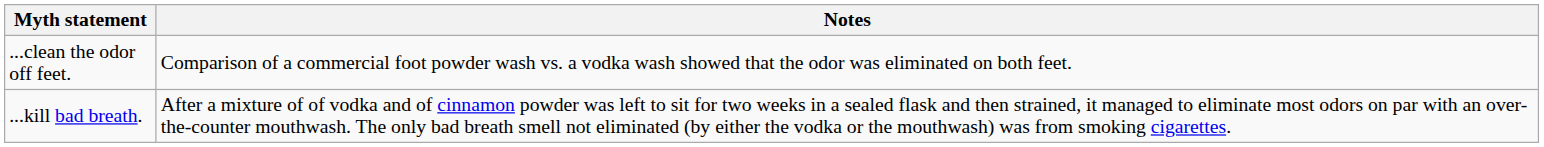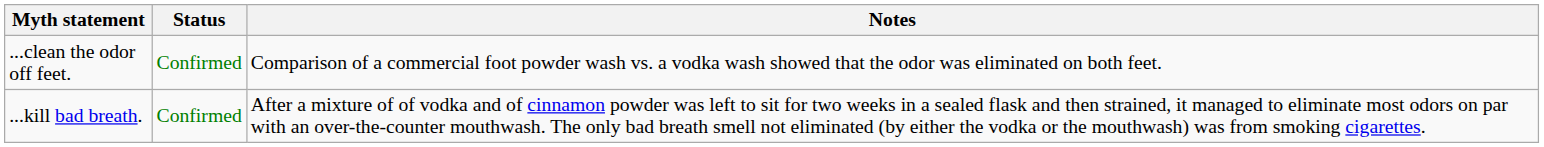+ column: (199, 20)
